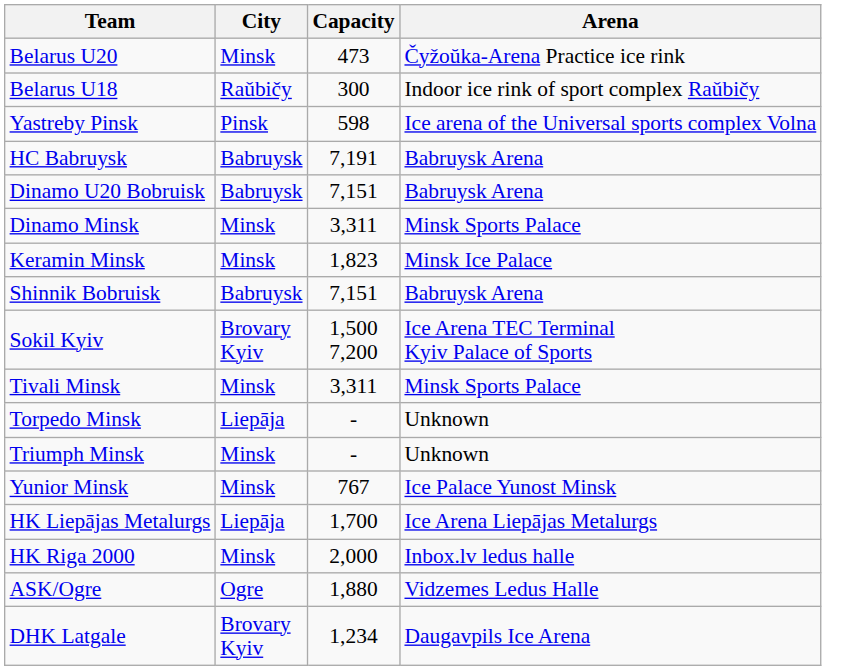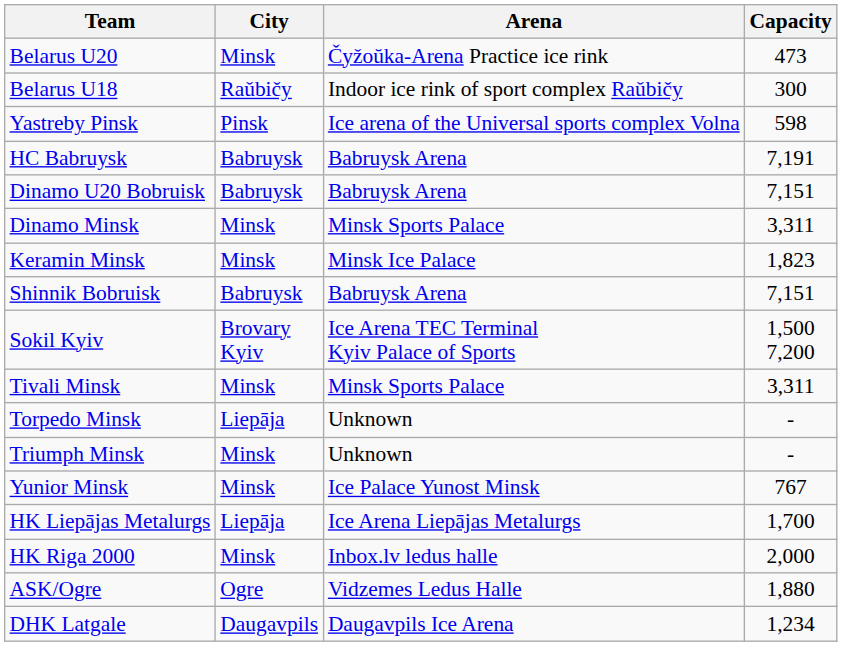columns swapped: (610, 21) <-> (353, 21)
(255, 635) Brovary Kyiv -> (269, 623) Daugavpils
